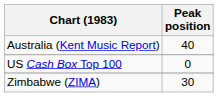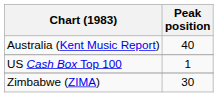(188, 63) 0 -> (188, 63) 1
